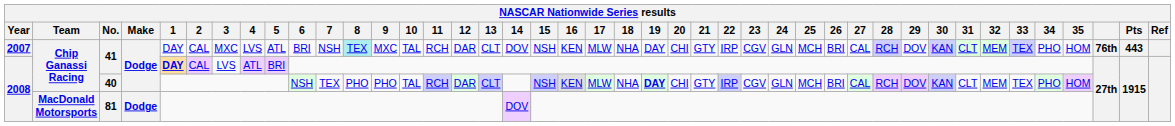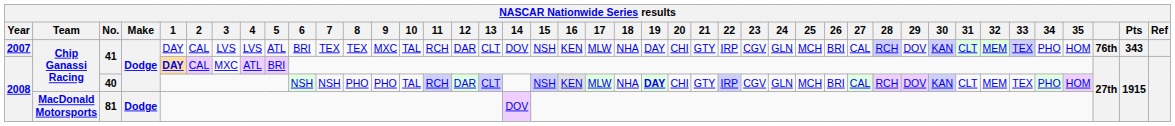(226, 48) MXC -> (226, 48) LVS
(329, 48) NSH -> (329, 48) TEX
(357, 48) paleturquoise background -> (357, 48) no background
(1134, 48) 443 -> (1134, 48) 343
(226, 65) LVS -> (226, 65) MXC
(329, 83) TEX -> (329, 83) NSH
